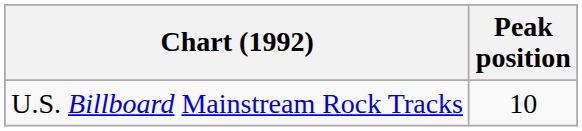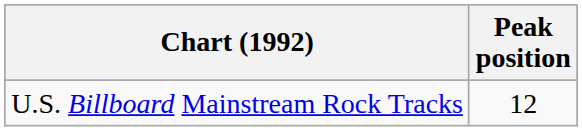(523, 102) 10 -> (523, 102) 12
